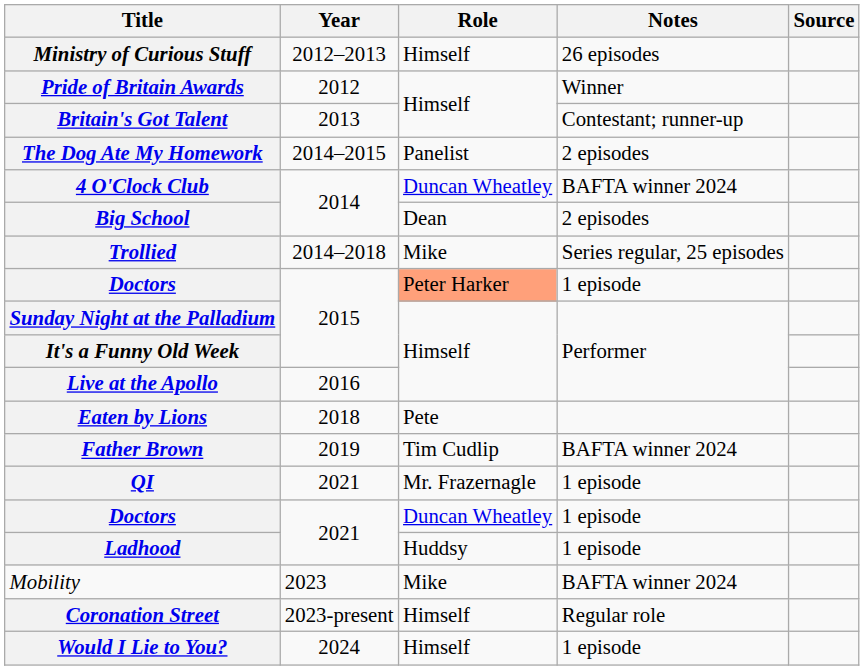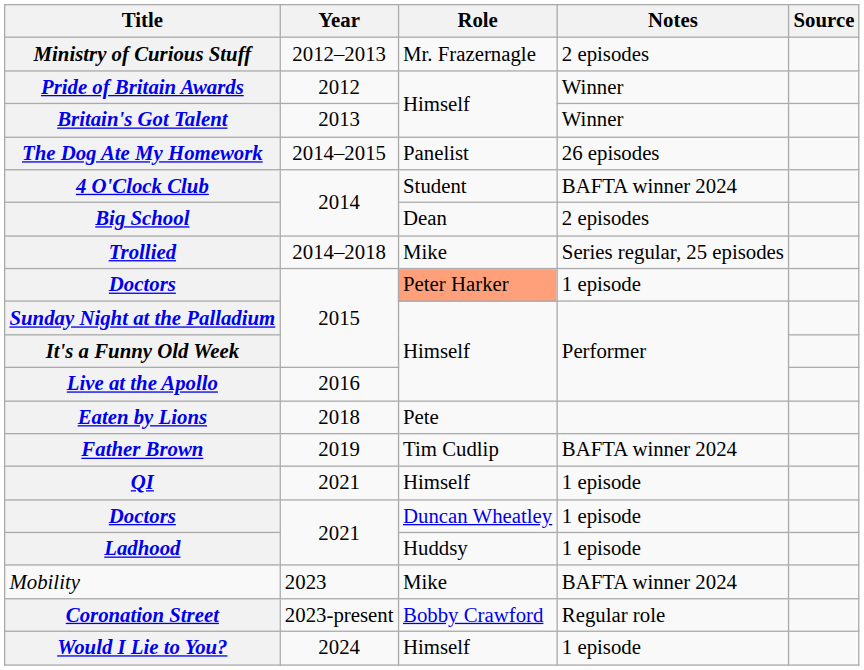(437, 53) Himself -> (469, 53) Mr. Frazernagle
(611, 53) 26 episodes -> (605, 53) 2 episodes
(653, 119) Contestant; runner-up -> (593, 119) Winner
(605, 152) 2 episodes -> (611, 152) 26 episodes
(478, 185) Duncan Wheatley -> (435, 185) Student
(469, 482) Mr. Frazernagle -> (437, 482) Himself
(437, 614) Himself -> (473, 614) Bobby Crawford
